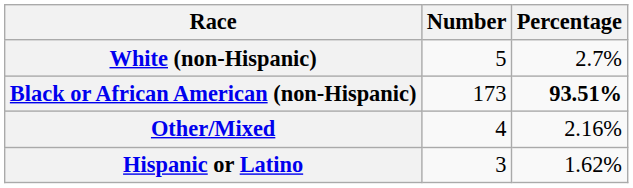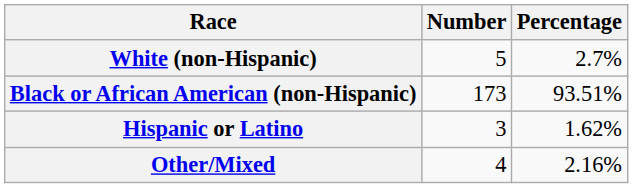(586, 93) bold -> (587, 93) normal
rows swapped: (213, 128) <-> (213, 164)
